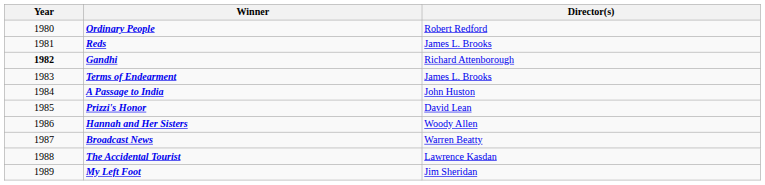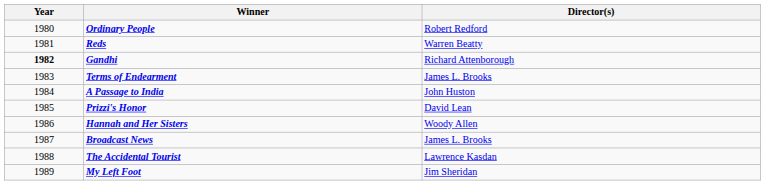(458, 44) James L. Brooks -> (453, 44) Warren Beatty
(453, 140) Warren Beatty -> (458, 140) James L. Brooks
